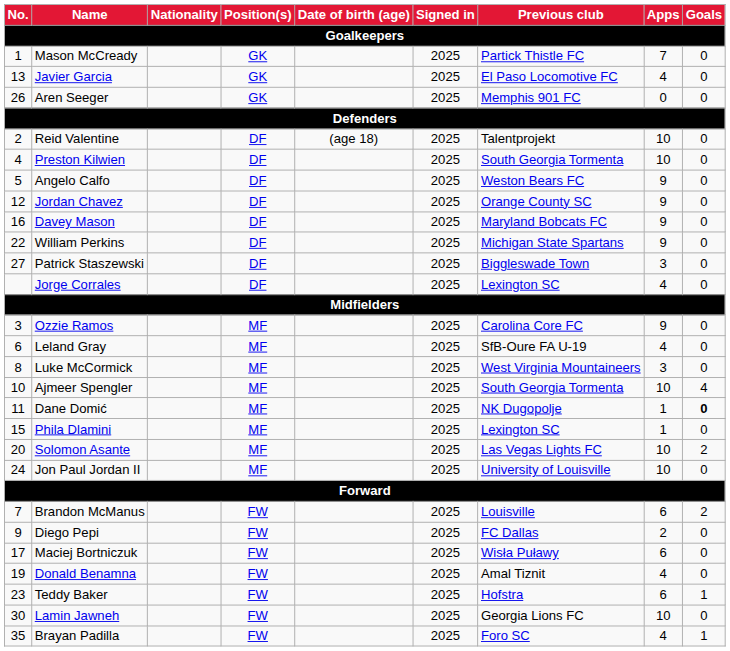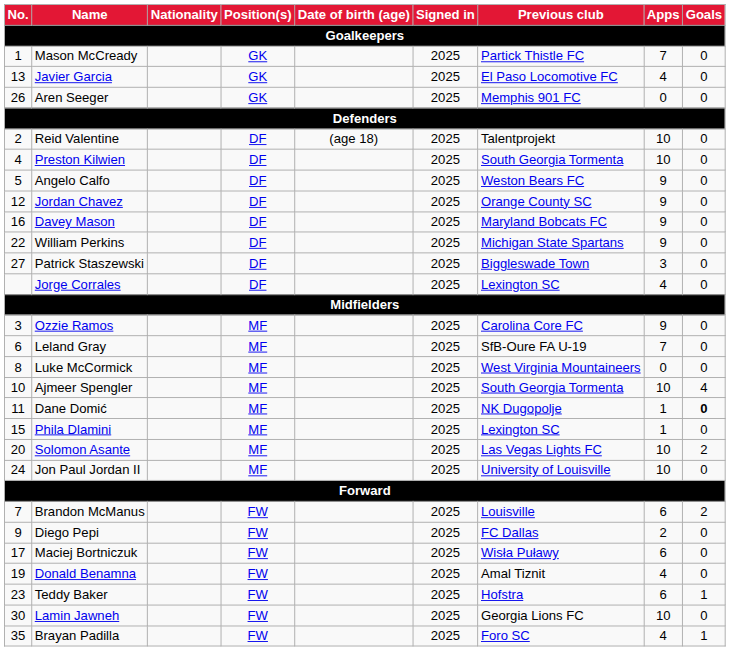(663, 346) 4 -> (663, 346) 7
(663, 367) 3 -> (663, 367) 0
